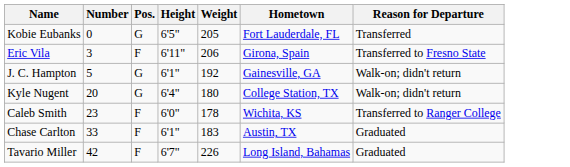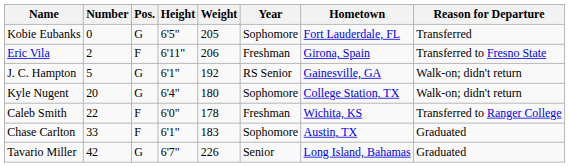+ column: (270, 14)
(89, 54) 3 -> (89, 54) 2
(92, 113) 23 -> (92, 113) 22
(138, 152) F -> (139, 152) G
